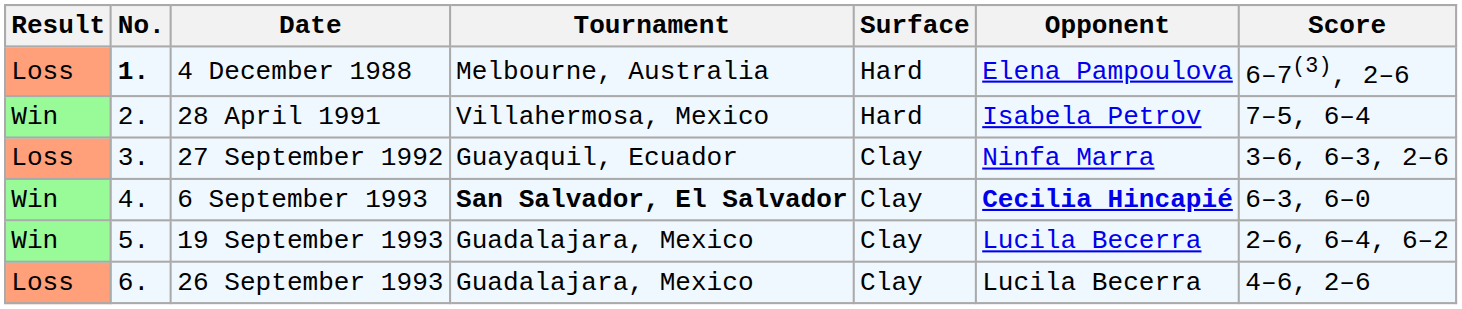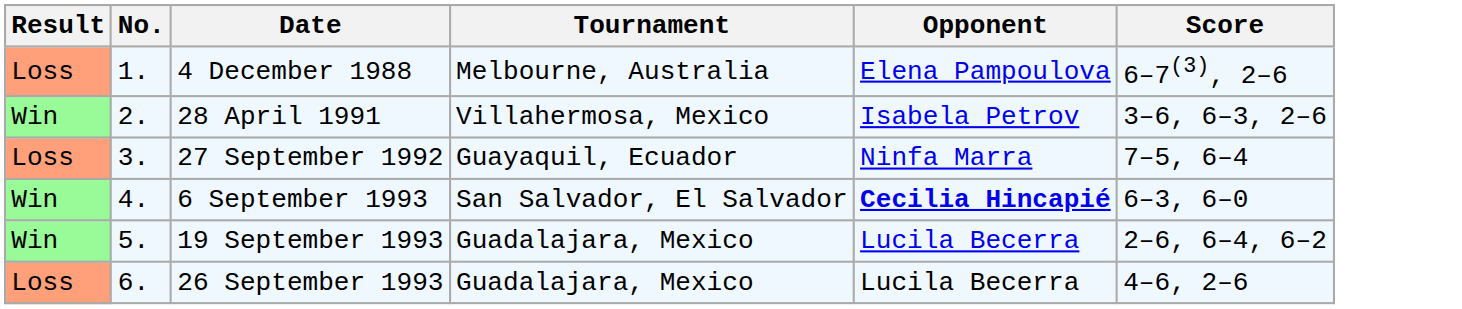- column: (915, 25)
(133, 71) bold -> (133, 71) normal
(1308, 117) 7–5, 6–4 -> (1225, 117) 3–6, 6–3, 2–6
(1347, 158) 3–6, 6–3, 2–6 -> (1186, 158) 7–5, 6–4
(652, 200) bold -> (652, 200) normal
